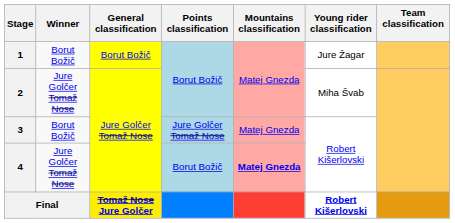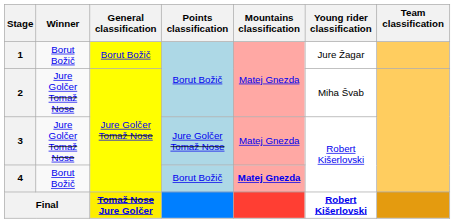(63, 130) Borut Božič -> (63, 141) Jure Golčer Tomaž Nose
(63, 168) Jure Golčer Tomaž Nose -> (63, 179) Borut Božič
